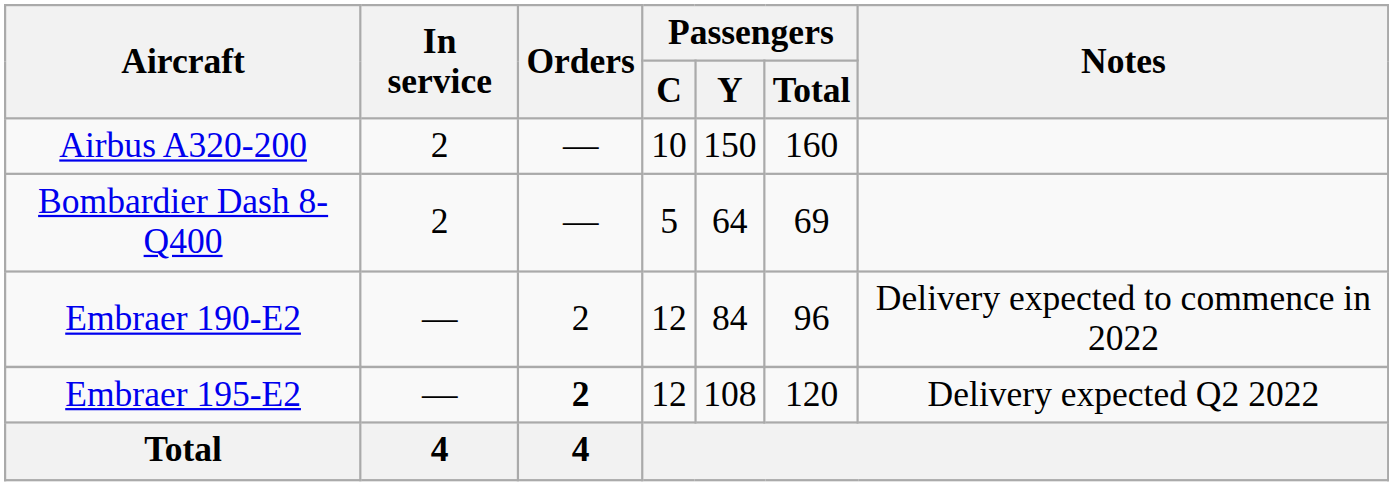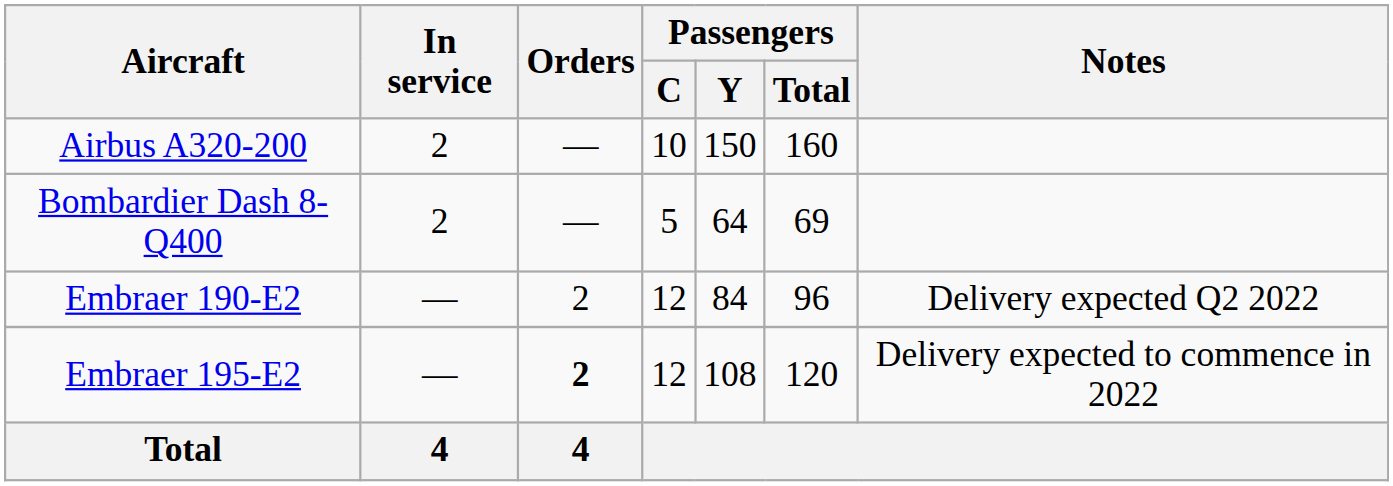(1123, 317) Delivery expected to commence in 2022 -> (1123, 297) Delivery expected Q2 2022
(1123, 394) Delivery expected Q2 2022 -> (1123, 374) Delivery expected to commence in 2022
